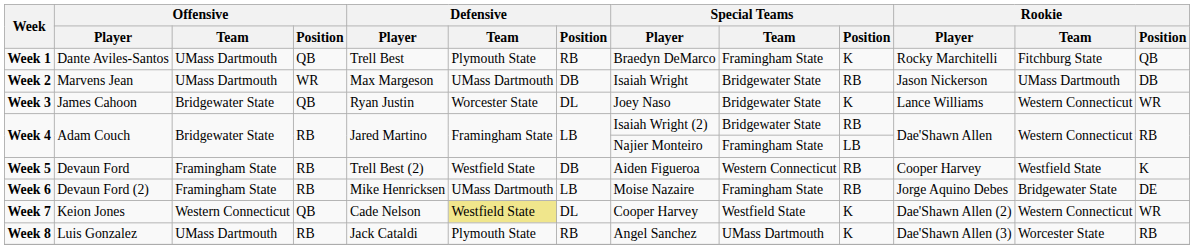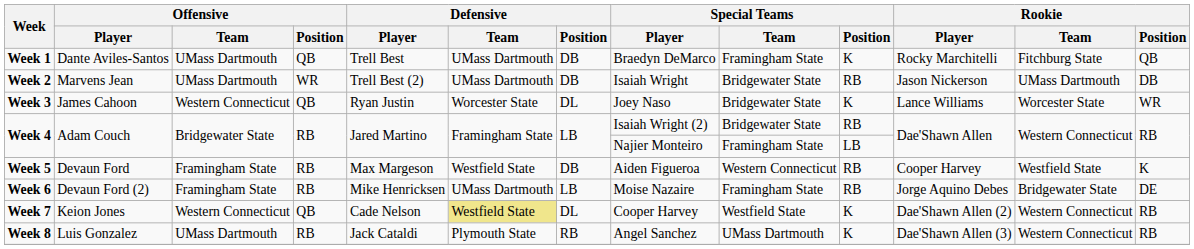(494, 59) Plymouth State -> (502, 59) UMass Dartmouth
(569, 59) RB -> (569, 59) DB
(392, 80) Max Margeson -> (387, 80) Trell Best (2)
(225, 102) Bridgewater State -> (233, 102) Western Connecticut
(1075, 102) Western Connecticut -> (1061, 102) Worcester State
(387, 168) Trell Best (2) -> (392, 168) Max Margeson
(1150, 211) WR -> (1148, 211) RB
(1061, 233) Worcester State -> (1075, 233) Western Connecticut
